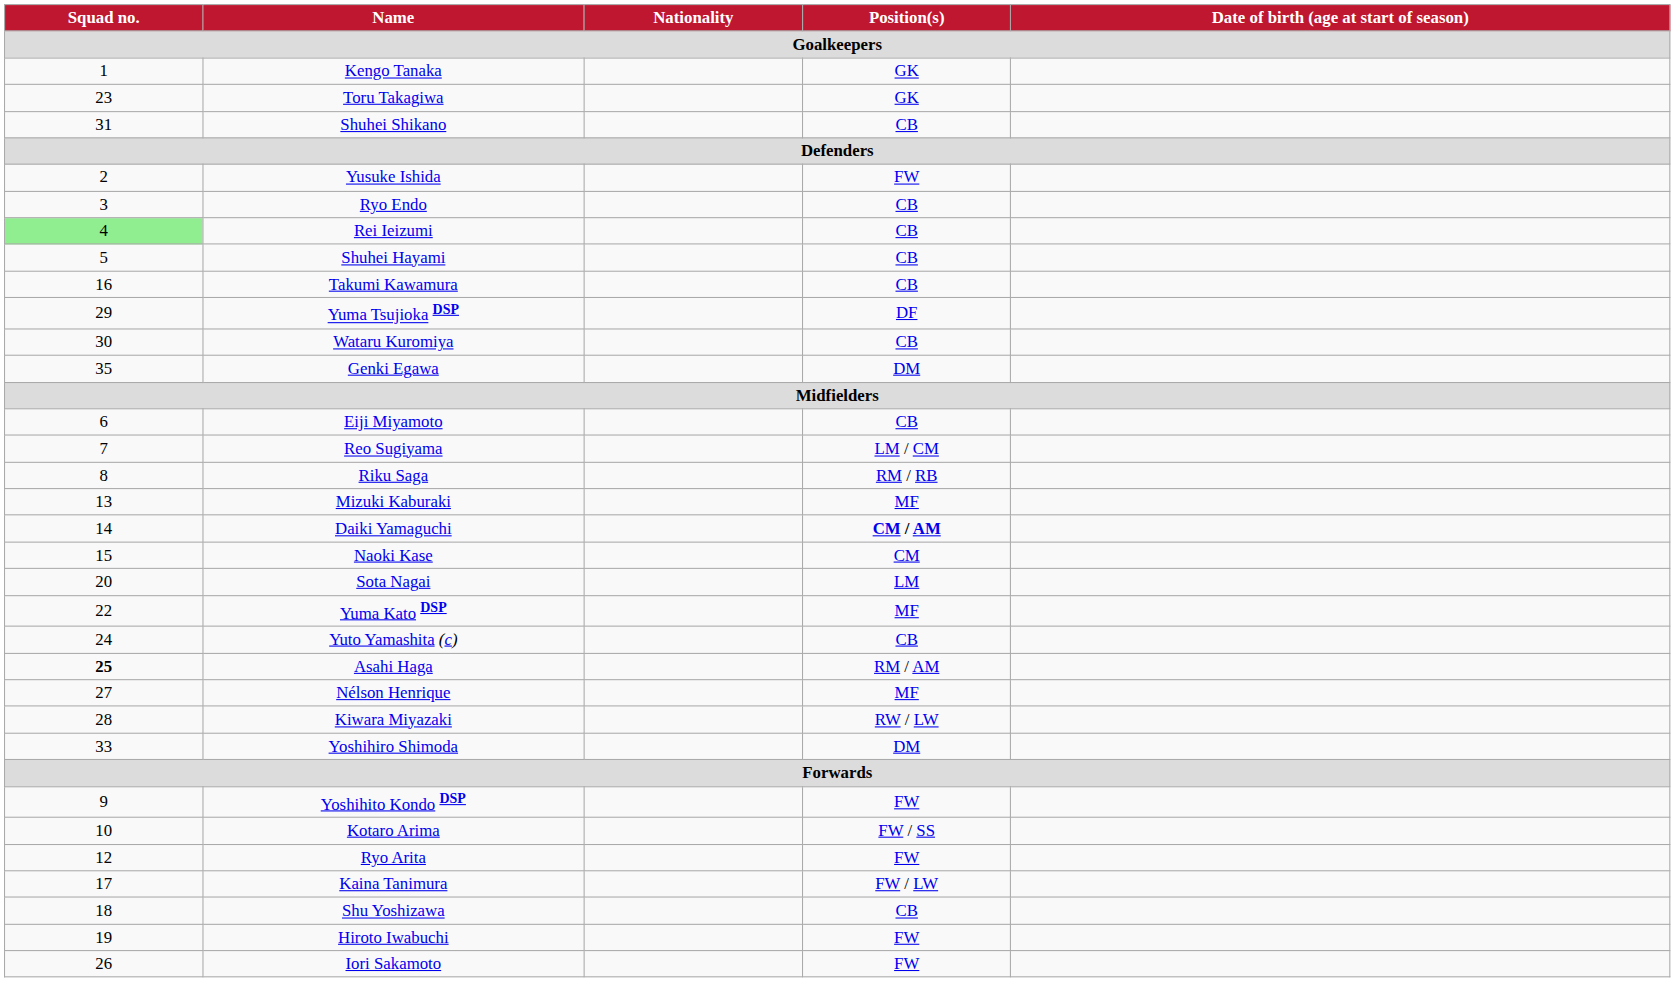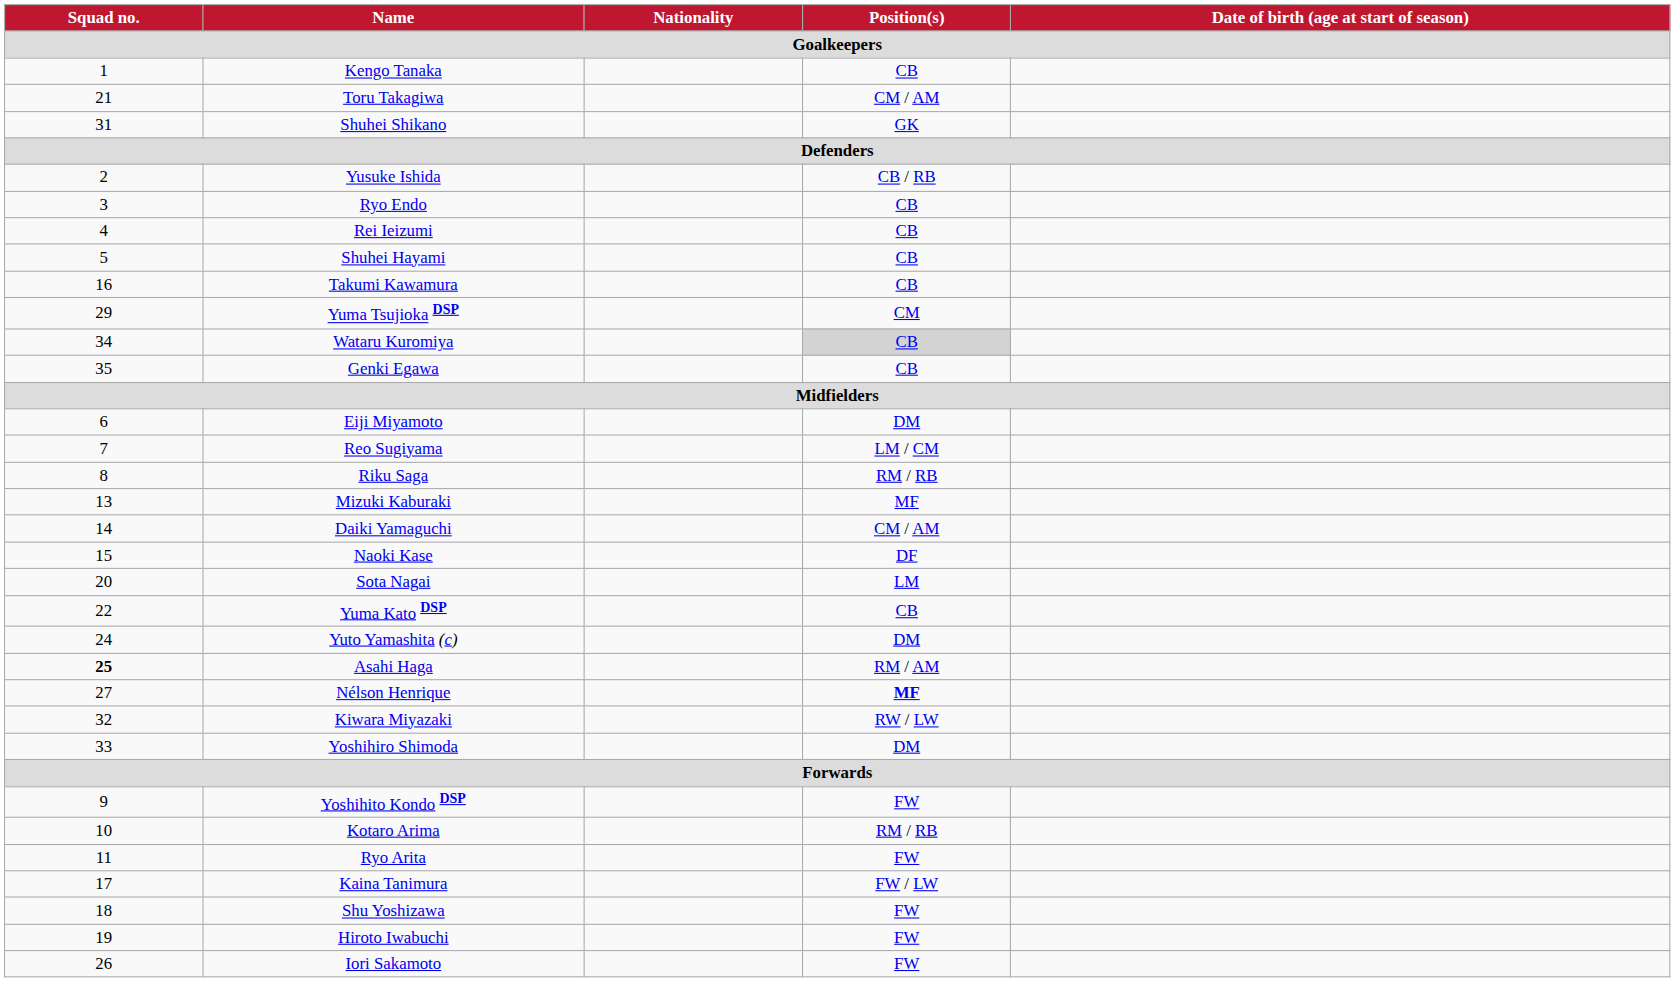(907, 71) GK -> (907, 71) CB
(104, 97) 23 -> (104, 97) 21
(907, 97) GK -> (907, 97) CM / AM
(907, 124) CB -> (907, 124) GK
(907, 177) FW -> (907, 177) CB / RB
(104, 230) lightgreen background -> (104, 230) no background
(907, 313) DF -> (907, 313) CM
(104, 342) 30 -> (104, 342) 34
(907, 342) no background -> (907, 342) lightgrey background
(907, 368) DM -> (907, 368) CB
(907, 422) CB -> (907, 422) DM
(907, 528) bold -> (907, 528) normal
(907, 555) CM -> (907, 555) DF
(907, 610) MF -> (907, 610) CB
(907, 639) CB -> (907, 639) DM
(907, 693) normal -> (907, 693) bold
(104, 719) 28 -> (104, 719) 32
(907, 830) FW / SS -> (907, 830) RM / RB
(104, 857) 12 -> (104, 857) 11
(907, 910) CB -> (907, 910) FW
